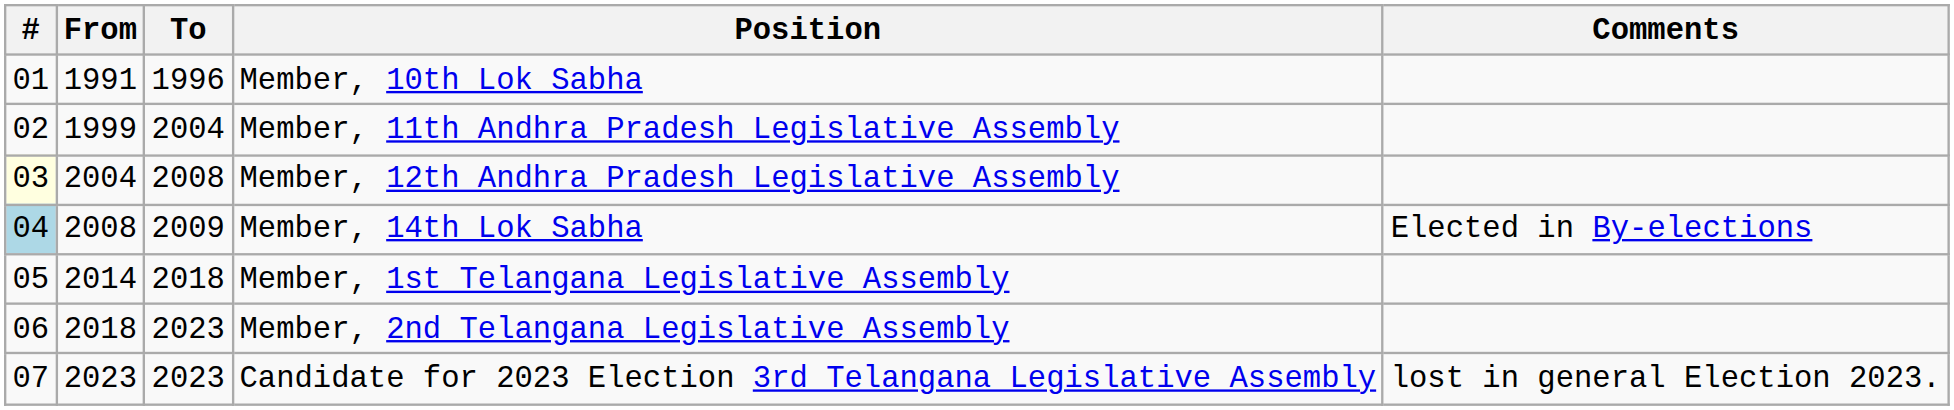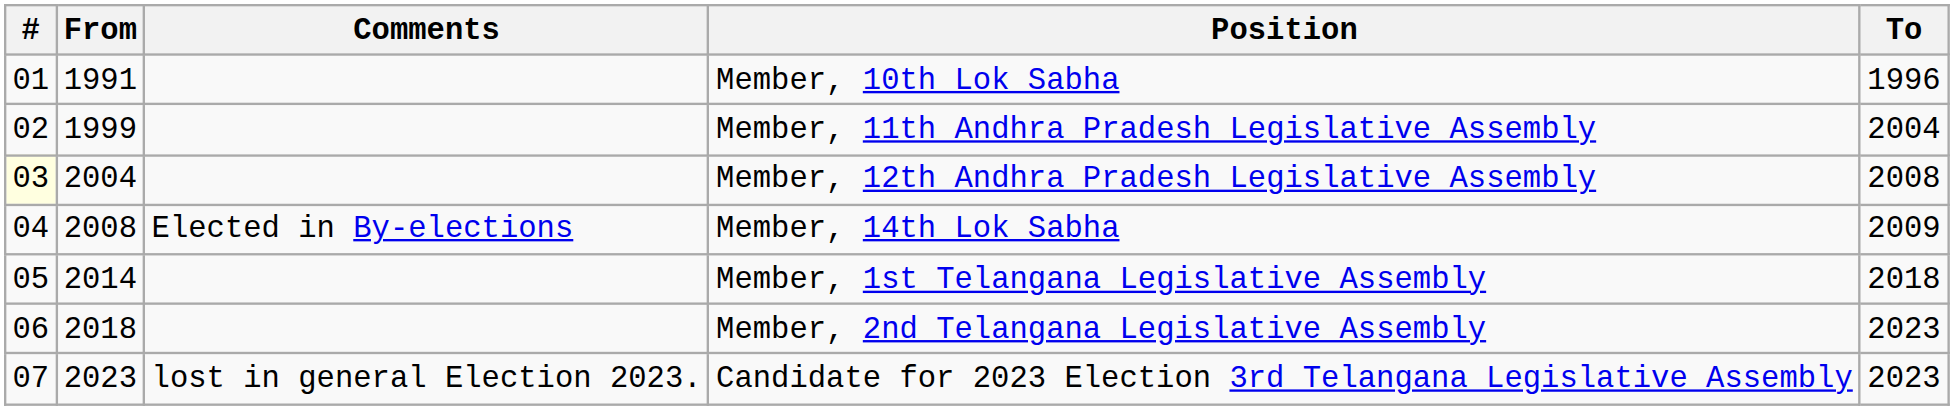columns swapped: (188, 30) <-> (1666, 30)
(31, 229) lightblue background -> (31, 229) no background
